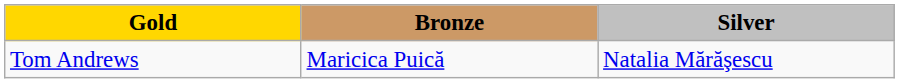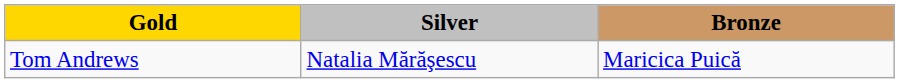columns swapped: (746, 22) <-> (450, 22)
